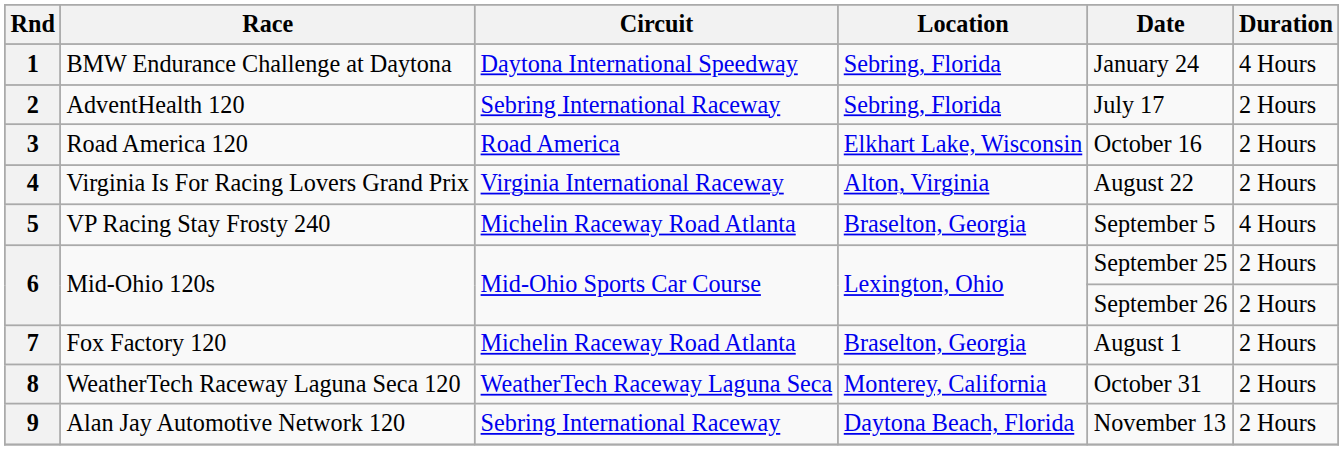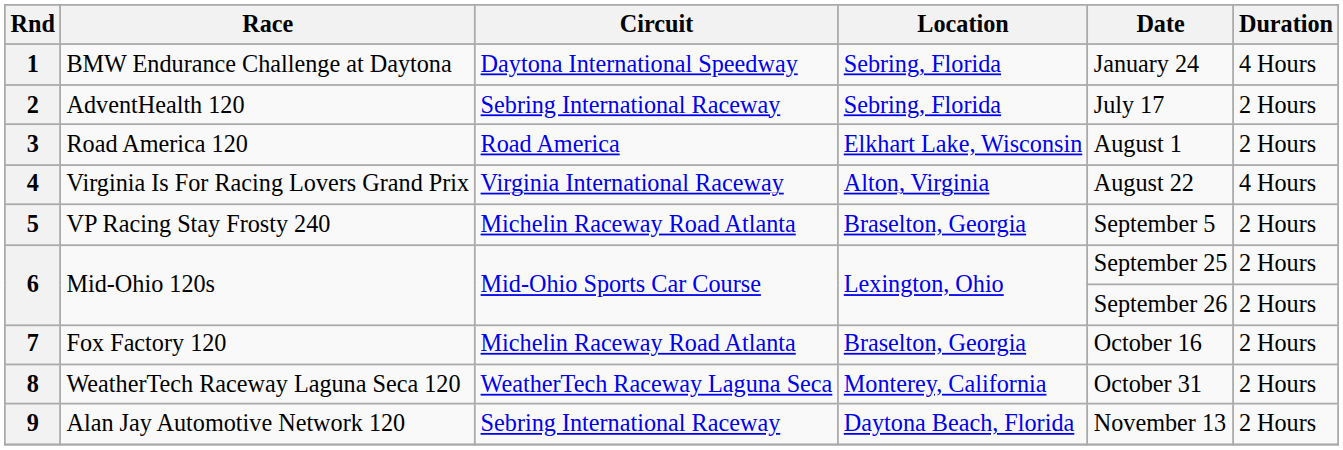(1148, 143) October 16 -> (1138, 143) August 1
(1278, 183) 2 Hours -> (1278, 183) 4 Hours
(1278, 223) 4 Hours -> (1278, 223) 2 Hours
(1138, 343) August 1 -> (1148, 343) October 16
